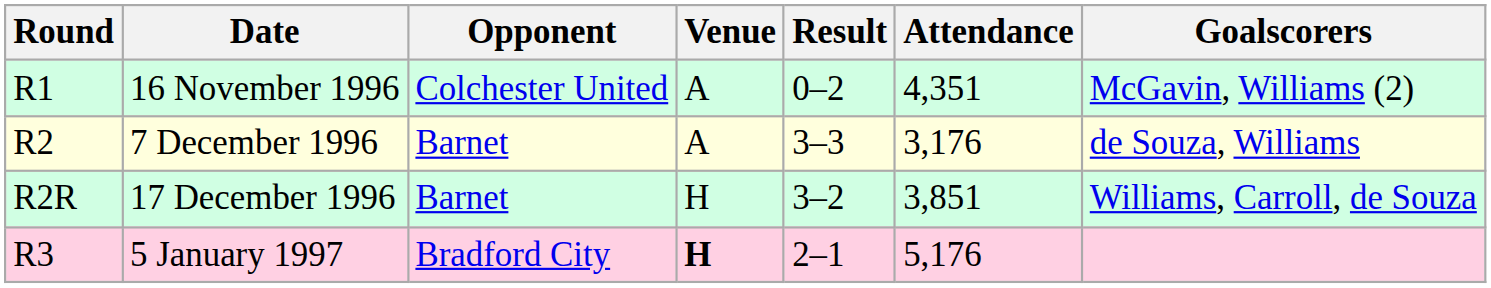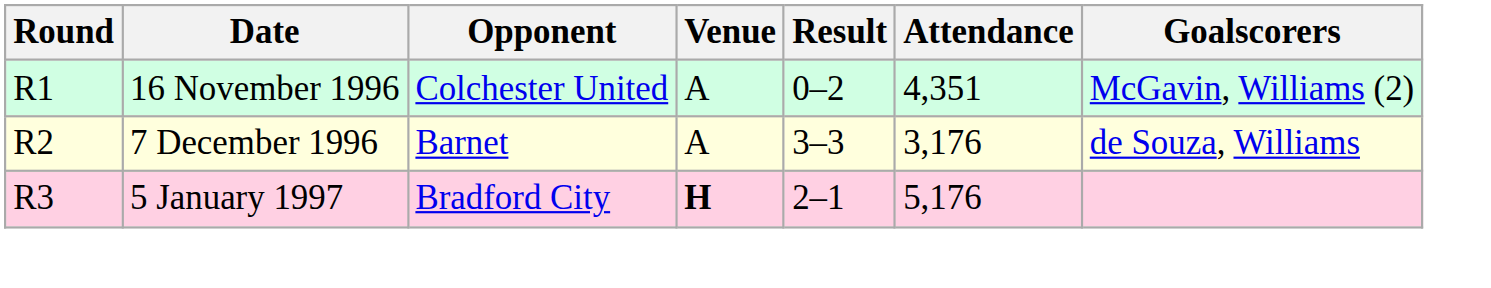- row: (263, 198)
